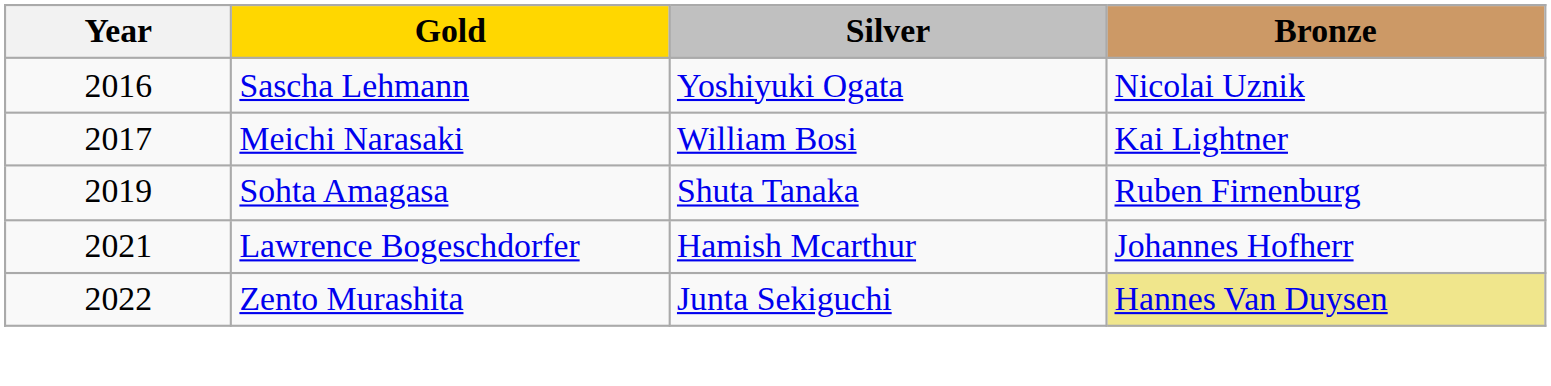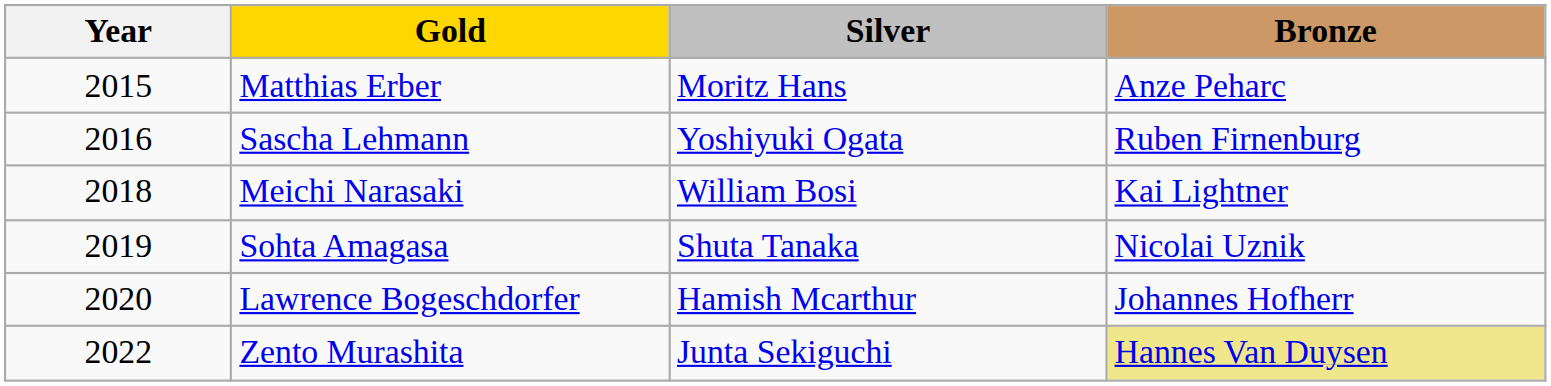+ row: (340, 84)
(1210, 84) Nicolai Uznik -> (1238, 138) Ruben Firnenburg
(118, 138) 2017 -> (118, 191) 2018
(1238, 191) Ruben Firnenburg -> (1210, 245) Nicolai Uznik
(118, 245) 2021 -> (118, 298) 2020
